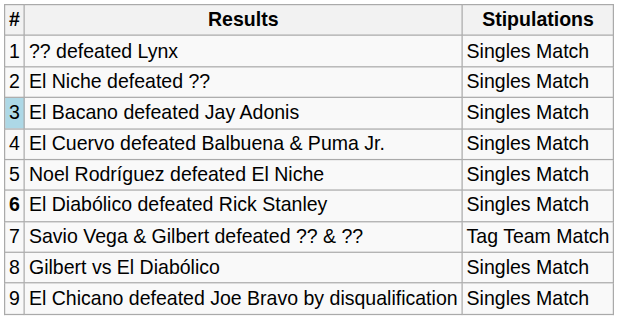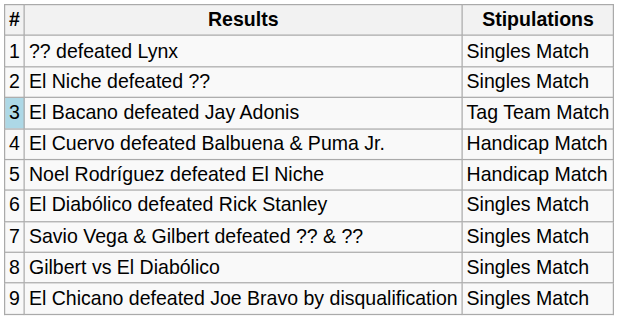(528, 112) Singles Match -> (538, 112) Tag Team Match
(528, 143) Singles Match -> (537, 143) Handicap Match
(528, 174) Singles Match -> (537, 174) Handicap Match
(15, 205) bold -> (15, 205) normal
(538, 236) Tag Team Match -> (528, 236) Singles Match
